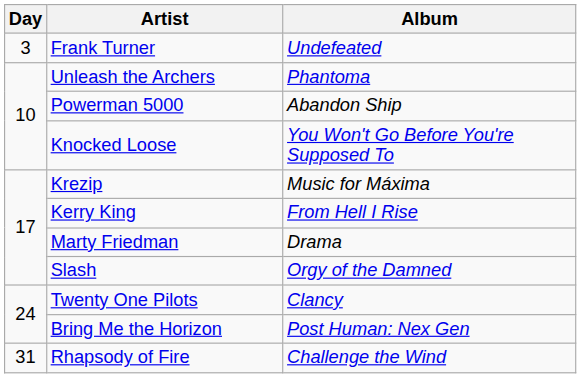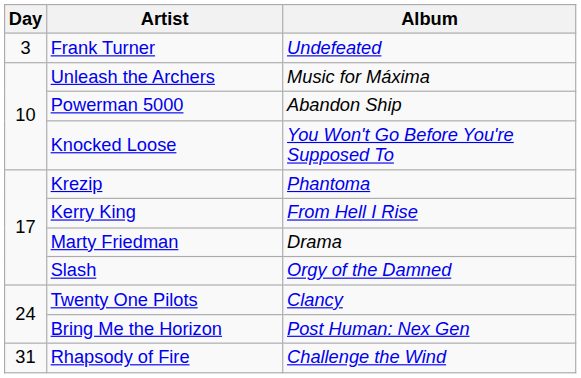(329, 76) Phantoma -> (359, 76) Music for Máxima
(359, 184) Music for Máxima -> (329, 184) Phantoma
